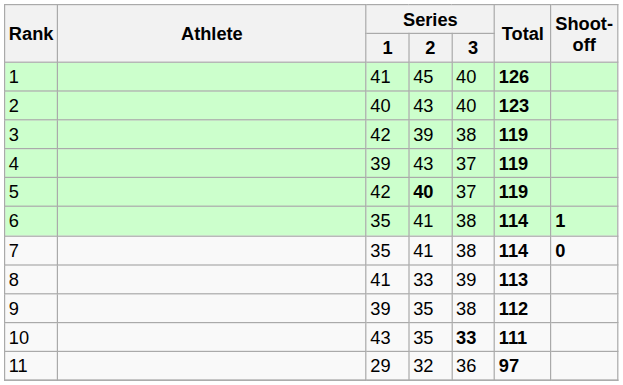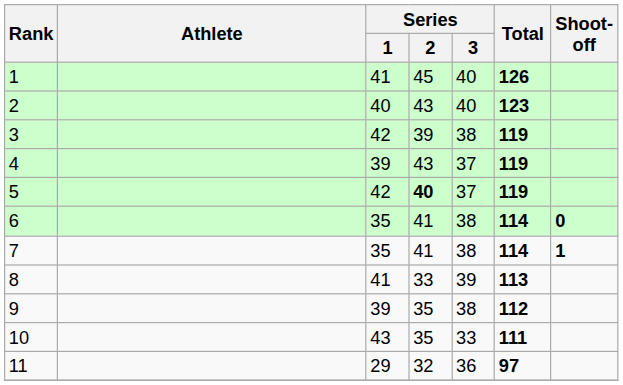(560, 221) 1 -> (560, 221) 0
(560, 250) 0 -> (560, 250) 1
(466, 337) bold -> (466, 337) normal
